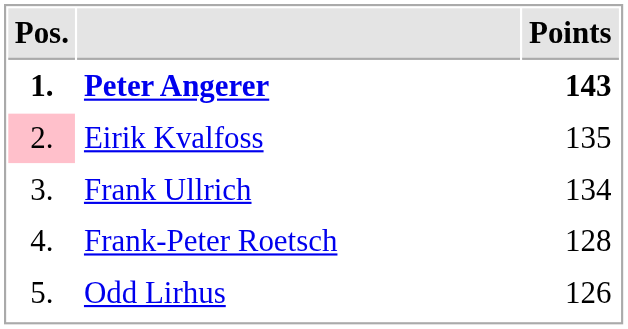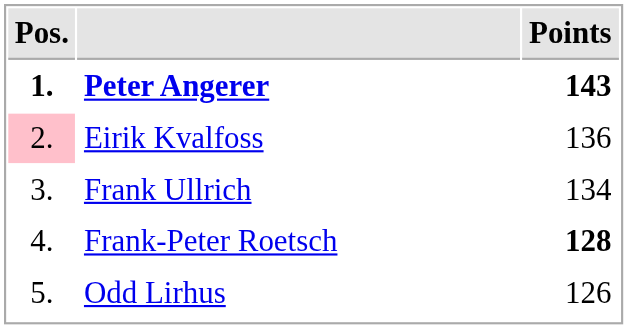(588, 137) 135 -> (588, 137) 136
(588, 241) normal -> (588, 241) bold
